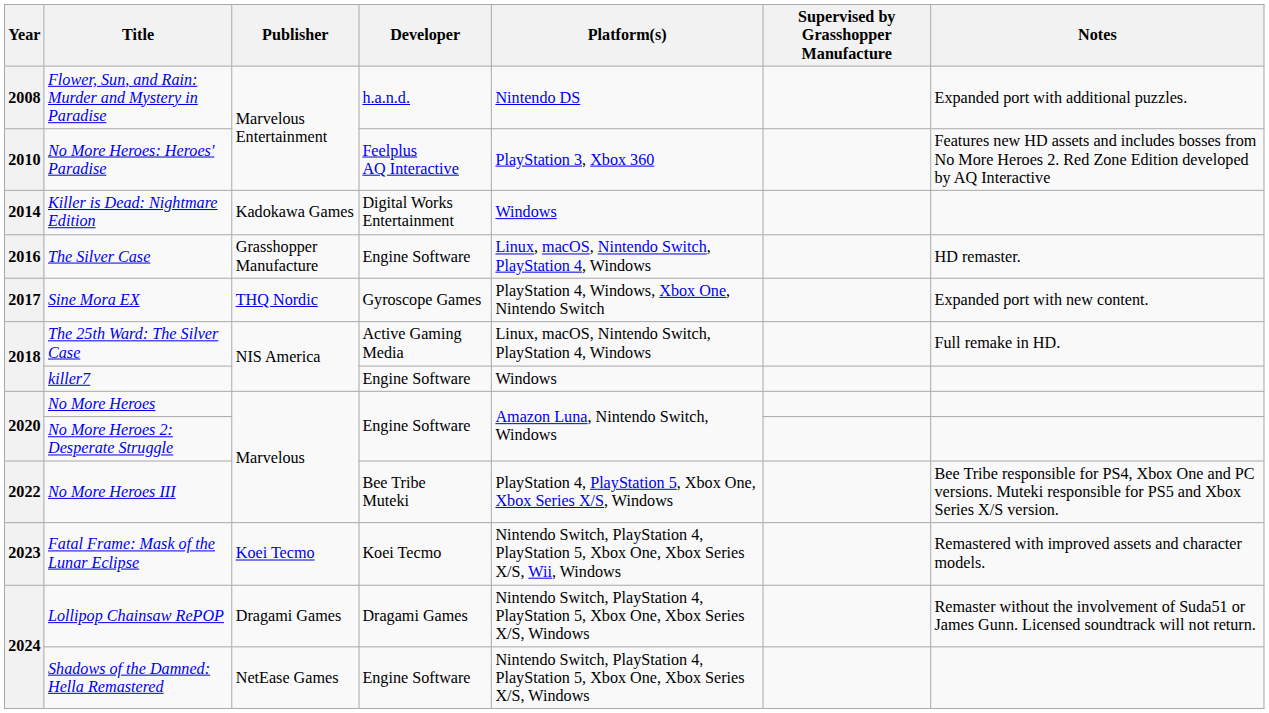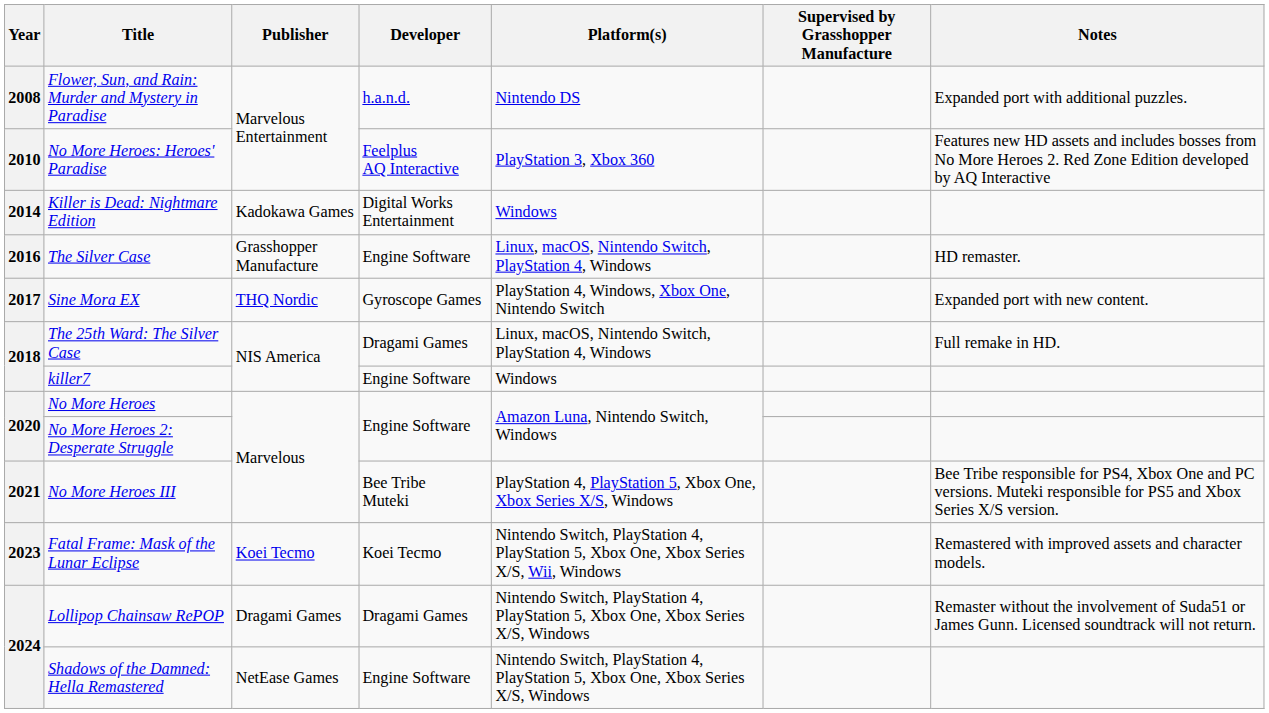(412, 343) Active Gaming Media -> (415, 343) Dragami Games
(24, 491) 2022 -> (24, 491) 2021
